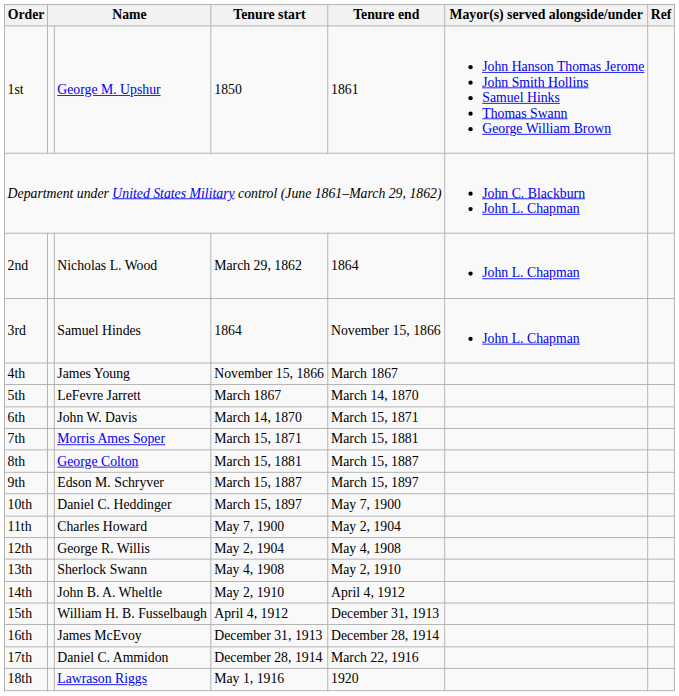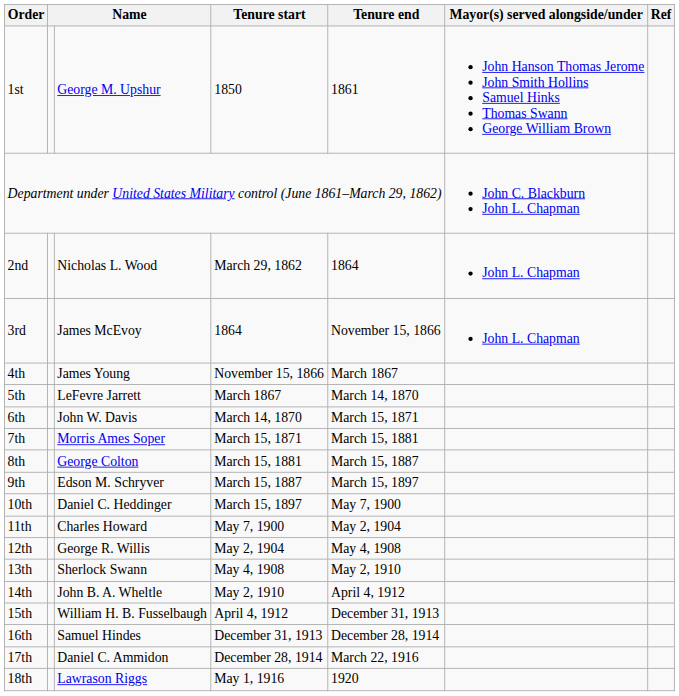(99, 330) Samuel Hindes -> (100, 330) James McEvoy
(100, 635) James McEvoy -> (99, 635) Samuel Hindes
